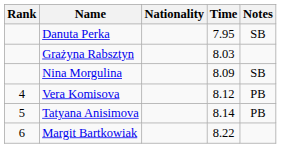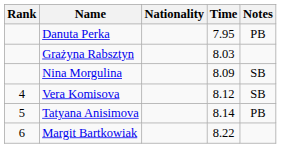(258, 34) SB -> (258, 34) PB
(258, 93) PB -> (258, 93) SB
